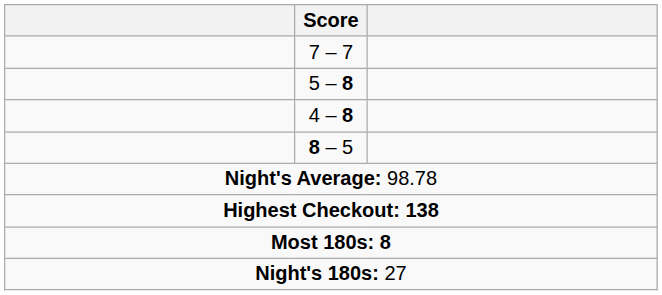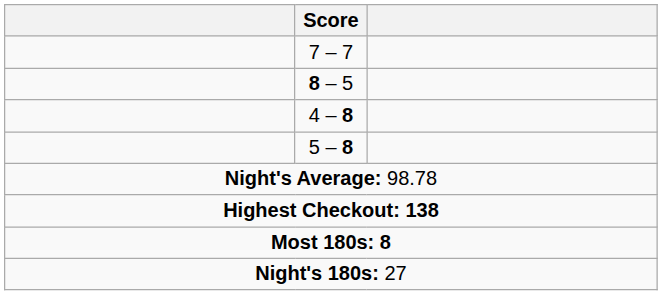rows swapped: (331, 83) <-> (331, 147)
